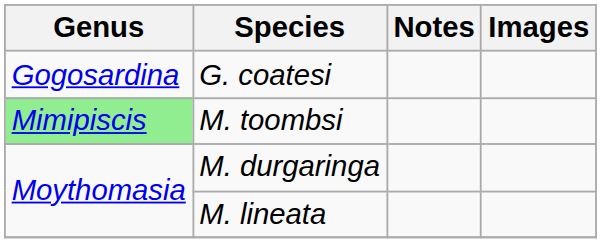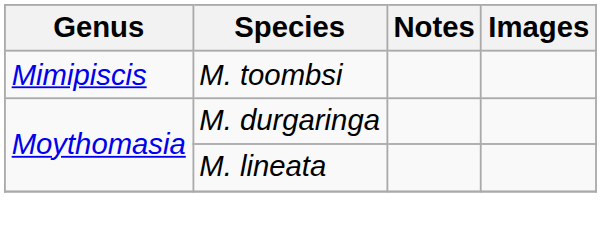- row: (265, 74)
(79, 120) lightgreen background -> (79, 74) no background
